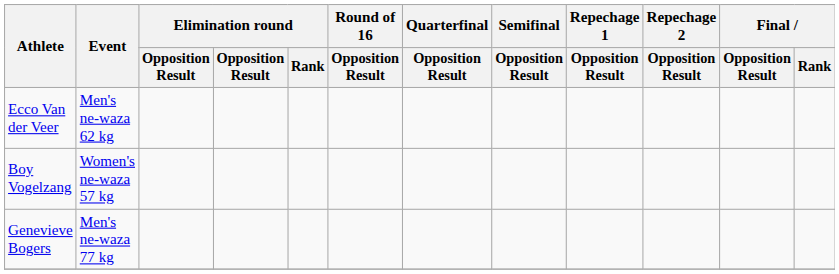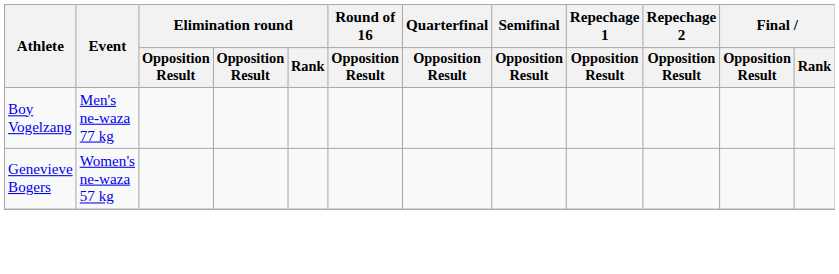- row: (37, 118)
(107, 179) Women's ne-waza 57 kg -> (105, 118) Men's ne-waza 77 kg
(105, 239) Men's ne-waza 77 kg -> (107, 179) Women's ne-waza 57 kg
